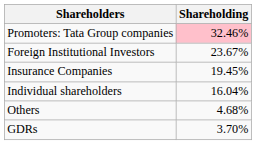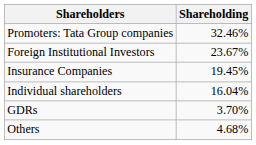(230, 33) pink background -> (230, 33) no background
rows swapped: (22, 129) <-> (23, 110)
